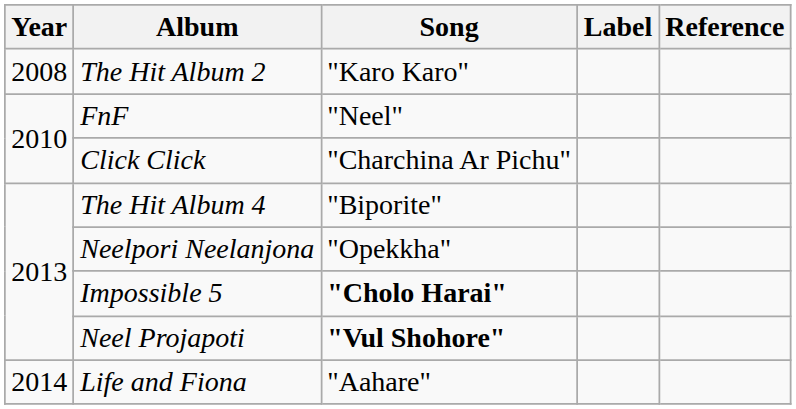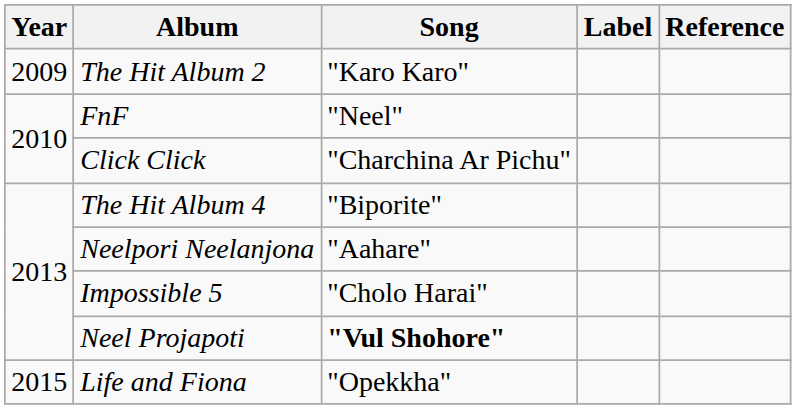(39, 71) 2008 -> (39, 71) 2009
(389, 248) "Opekkha" -> (379, 248) "Aahare"
(417, 293) bold -> (407, 293) normal
(39, 381) 2014 -> (39, 381) 2015
(379, 381) "Aahare" -> (389, 381) "Opekkha"
